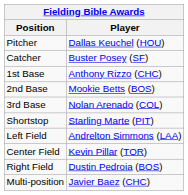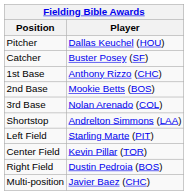(111, 120) Starling Marte (PIT) -> (125, 120) Andrelton Simmons (LAA)
(125, 136) Andrelton Simmons (LAA) -> (111, 136) Starling Marte (PIT)
